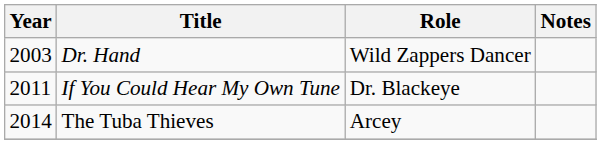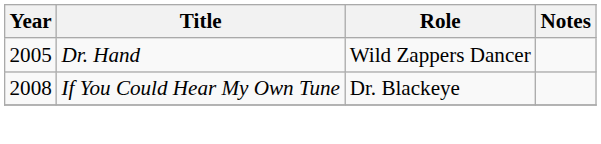(31, 54) 2003 -> (31, 54) 2005
(30, 88) 2011 -> (31, 88) 2008
- row: (138, 121)
